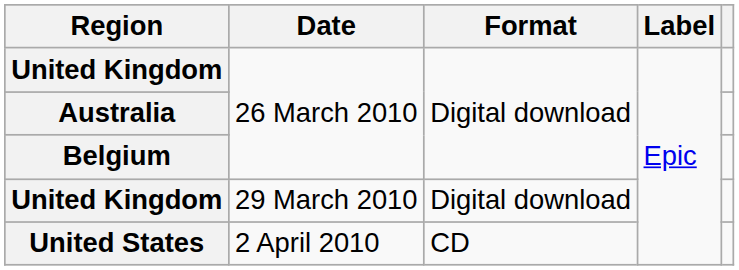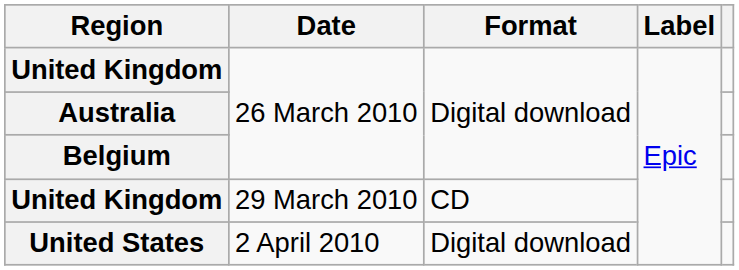(531, 199) Digital download -> (450, 199) CD
(450, 243) CD -> (531, 243) Digital download
